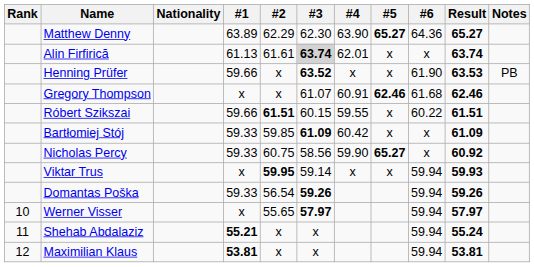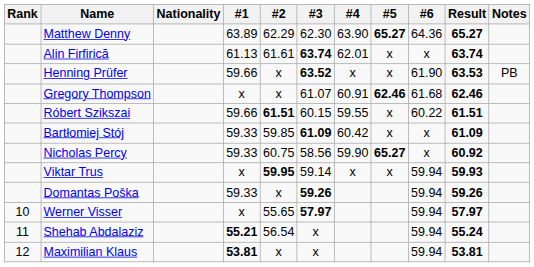(316, 53) lightgrey background -> (316, 53) no background
(279, 192) 56.54 -> (279, 192) x
(279, 232) x -> (279, 232) 56.54
